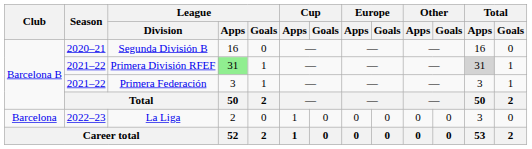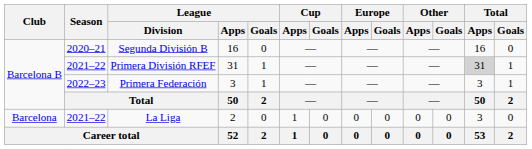(233, 65) lightgreen background -> (233, 65) no background
(86, 83) 2021–22 -> (86, 83) 2022–23
(86, 118) 2022–23 -> (86, 118) 2021–22
